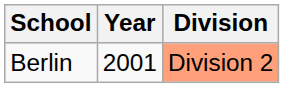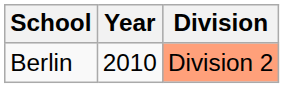(130, 62) 2001 -> (130, 62) 2010
